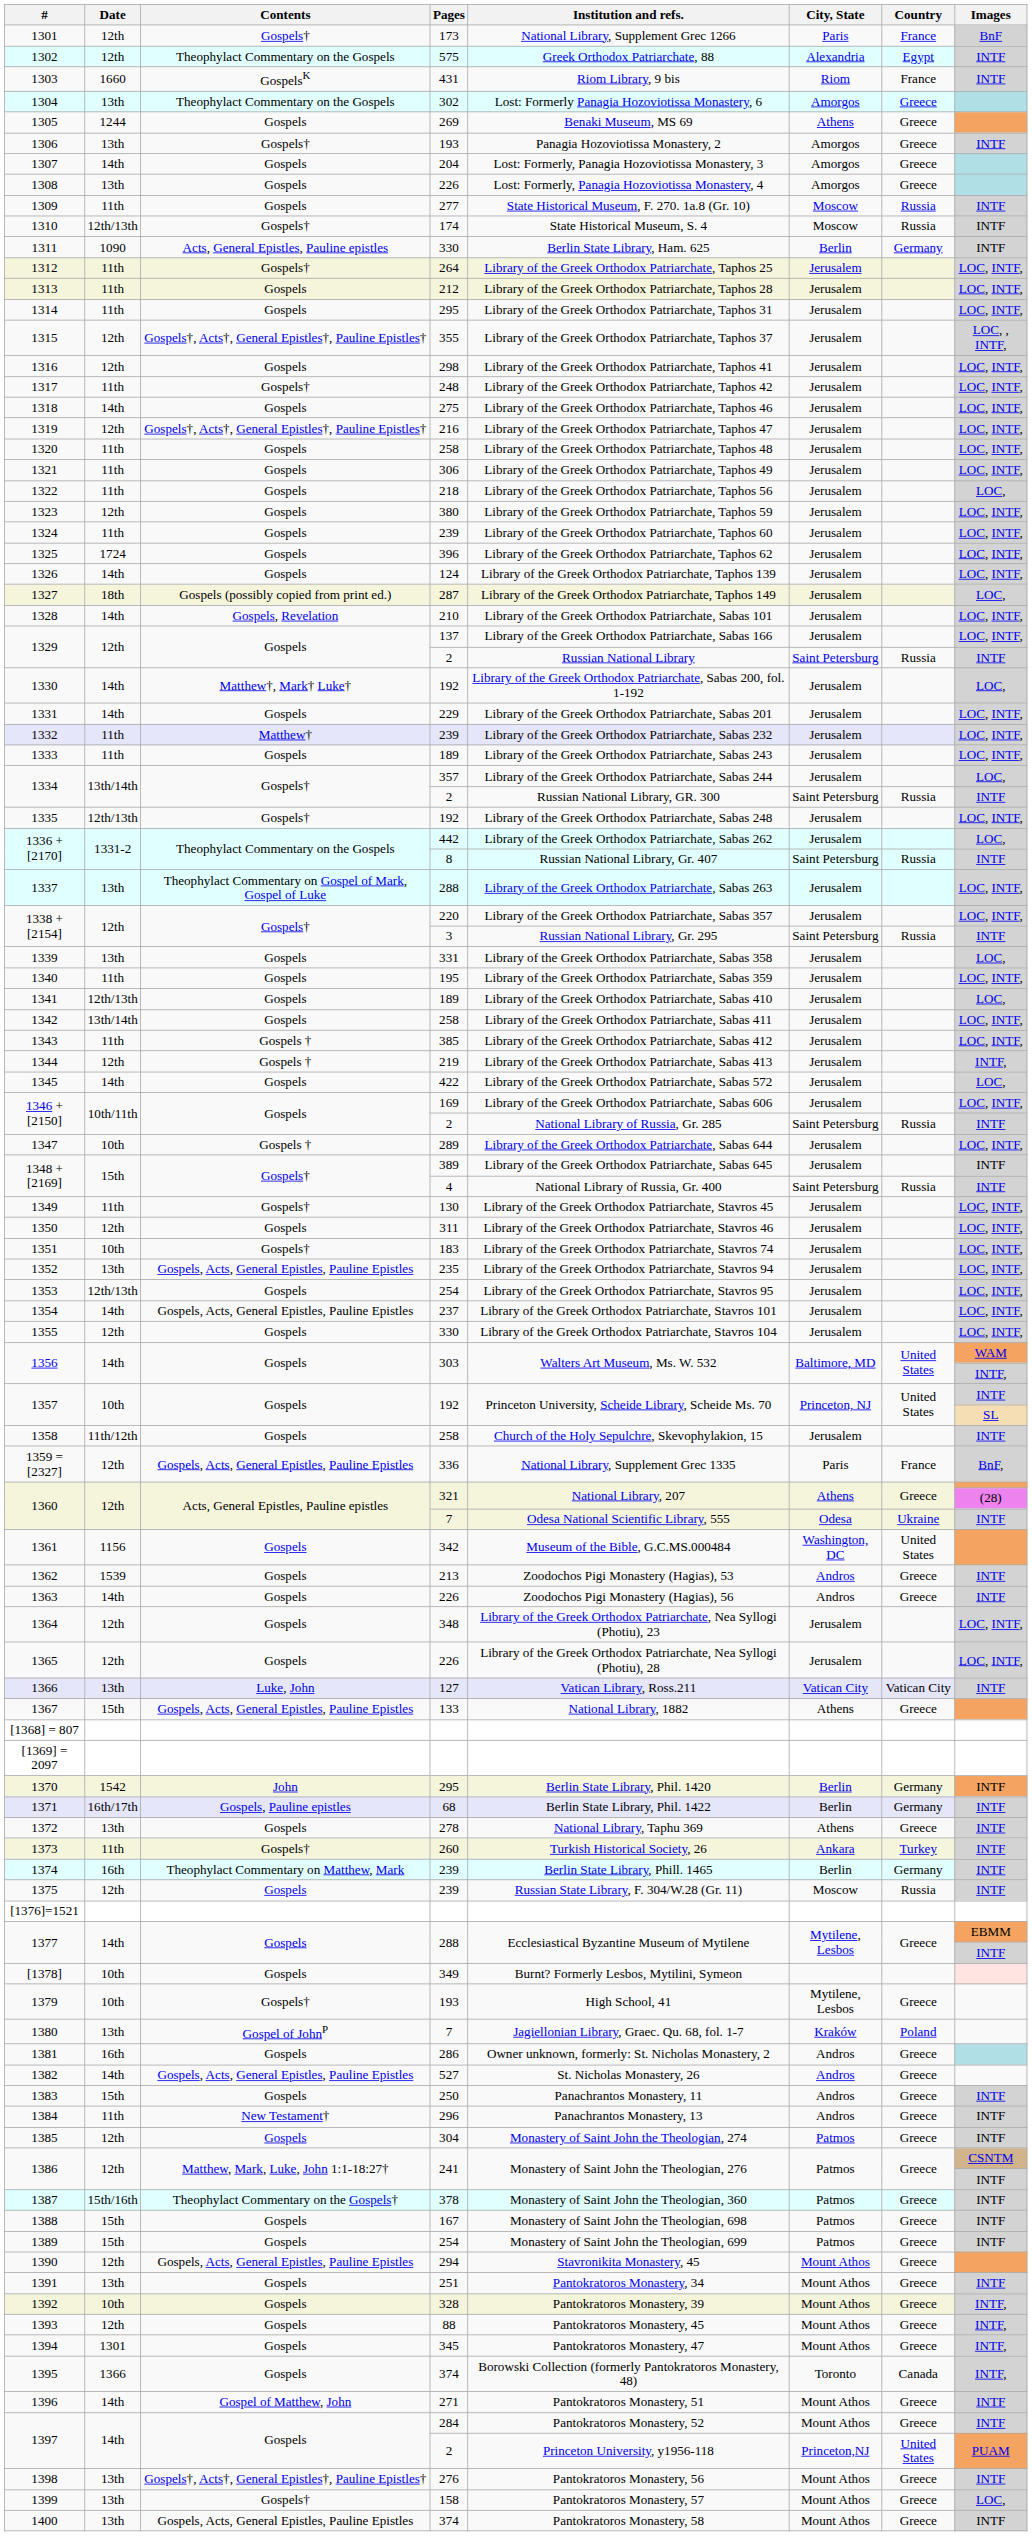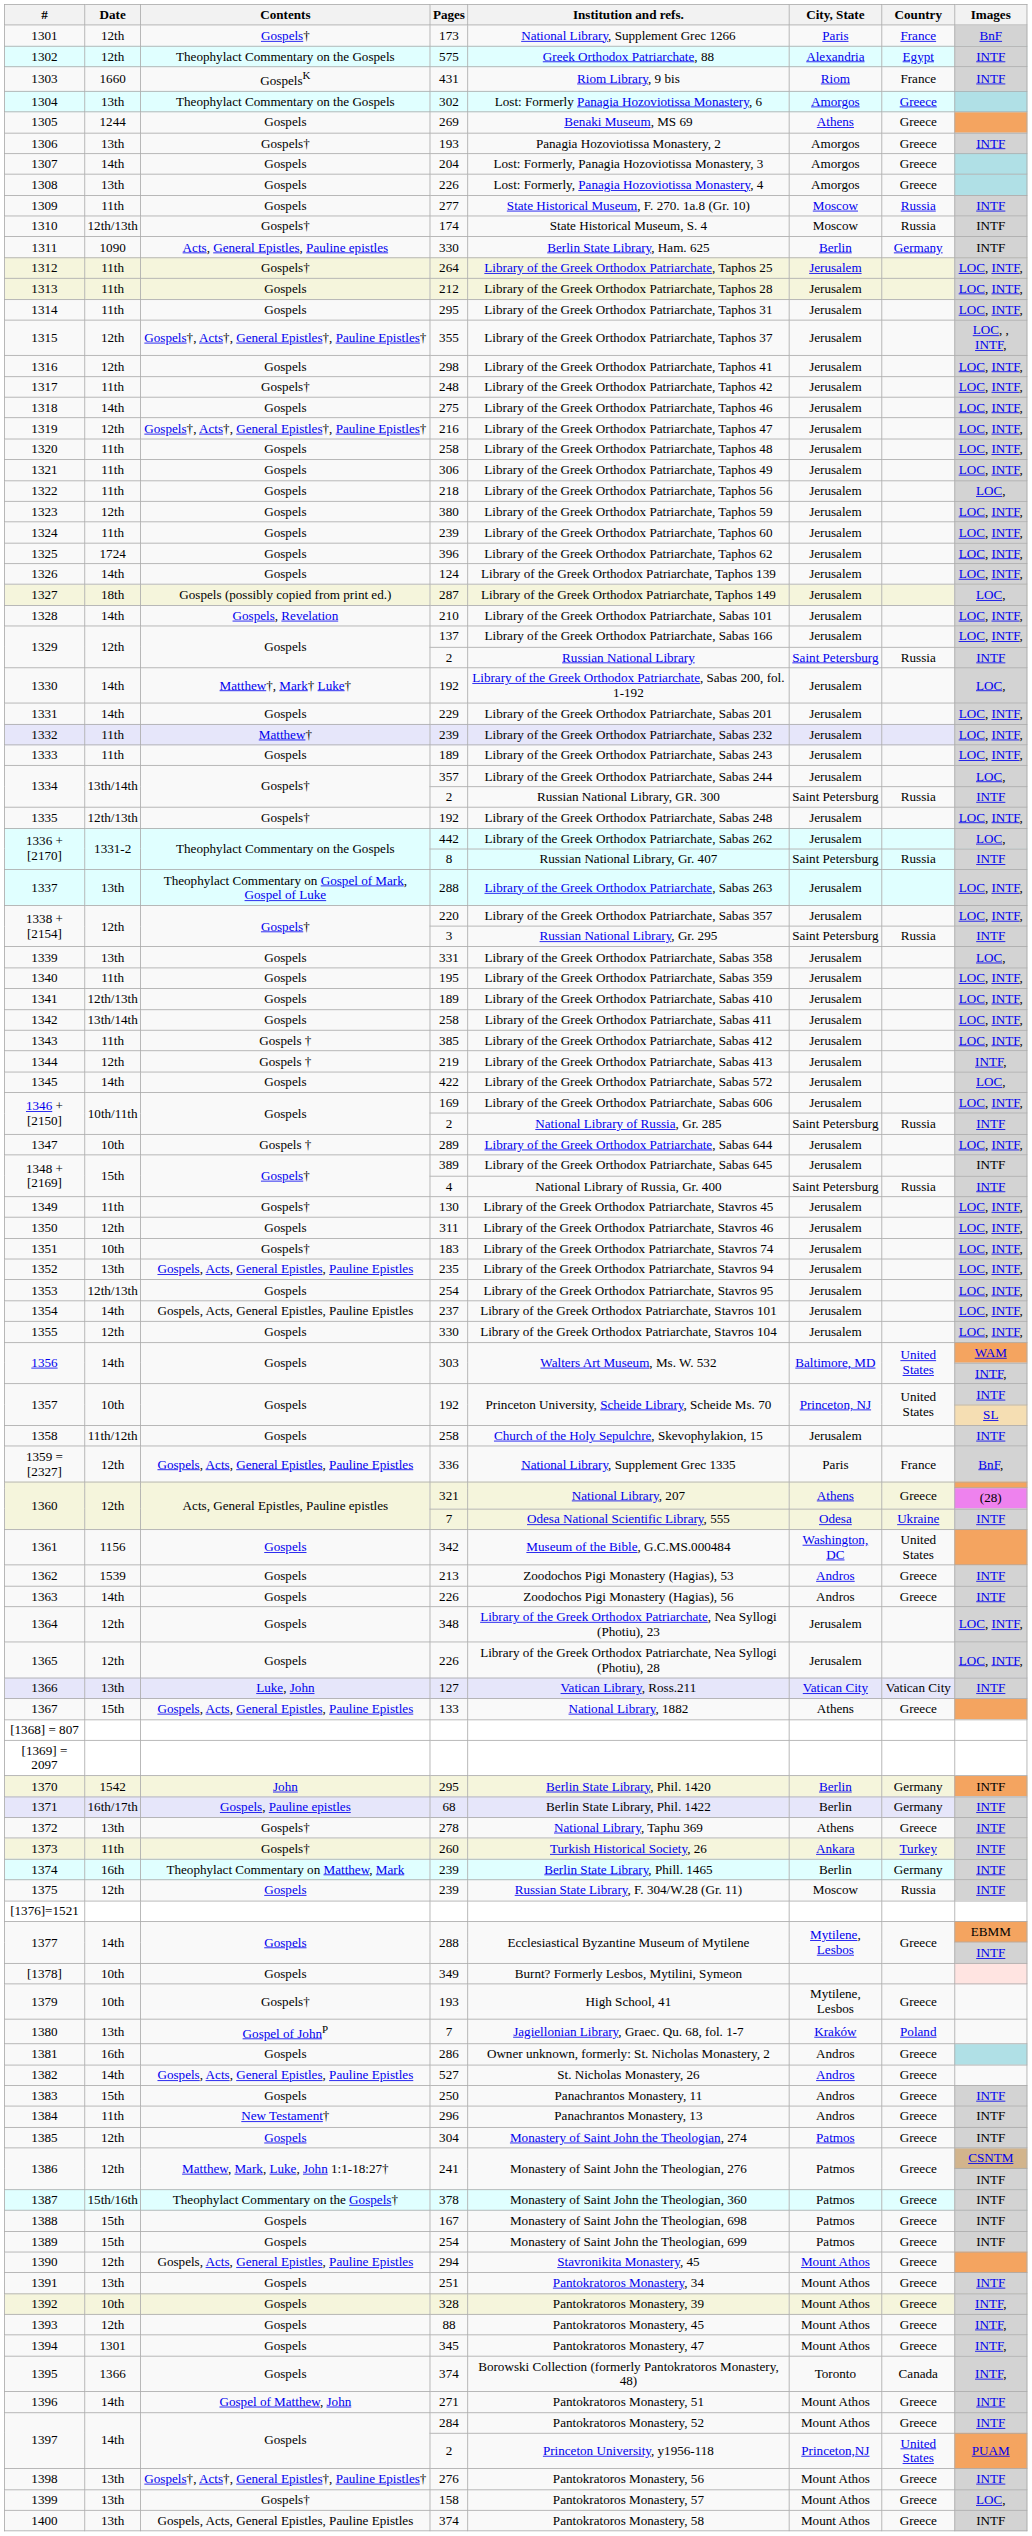(991, 999) LOC, -> (991, 999) LOC, INTF,
(285, 1827) Gospels -> (285, 1827) Gospels†
